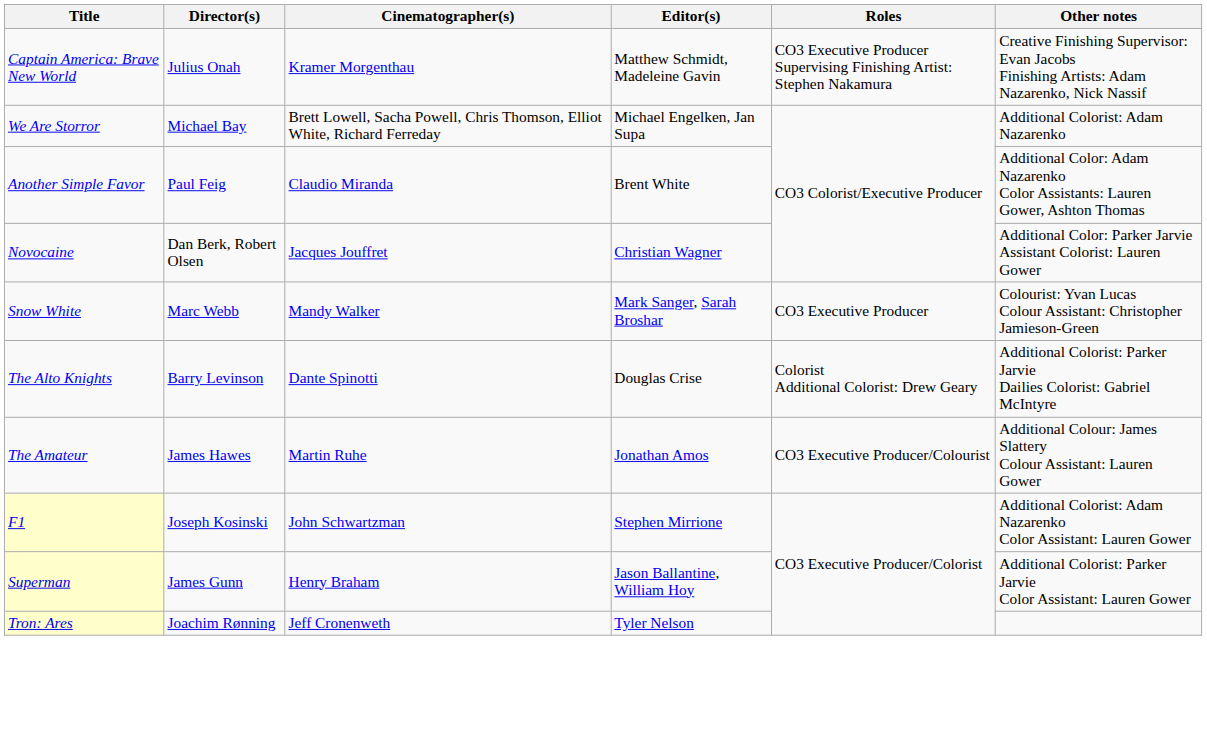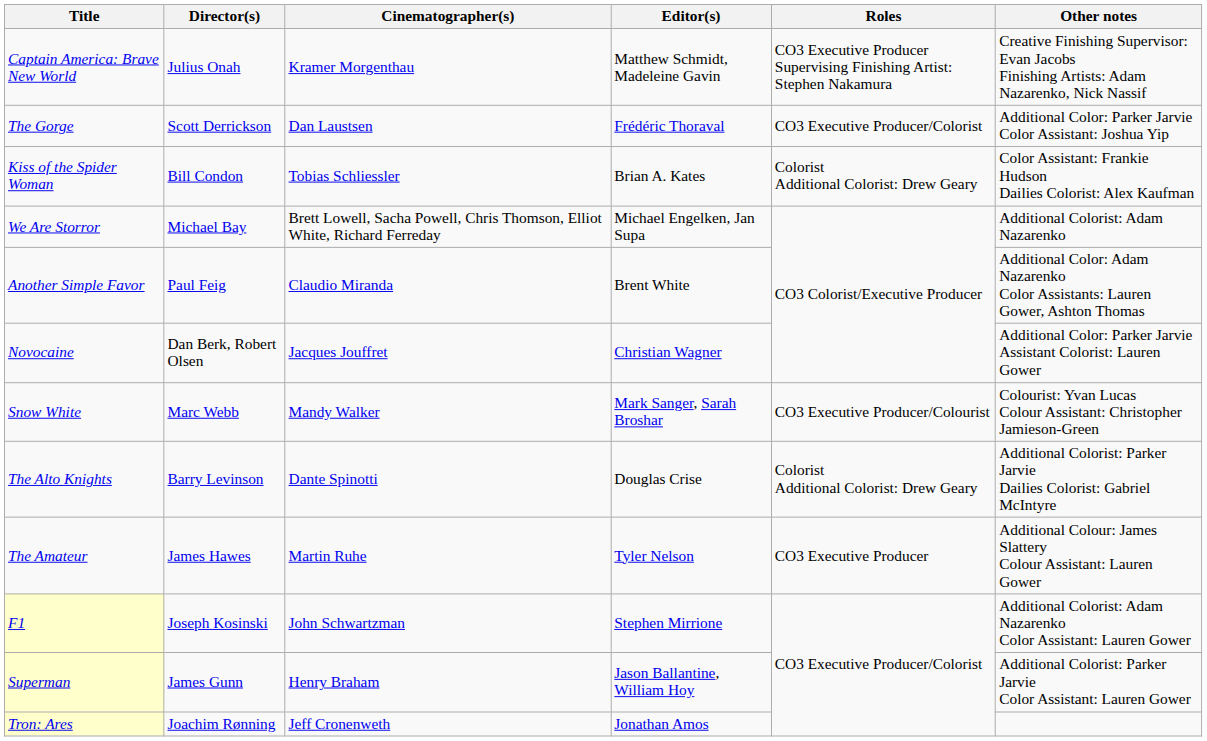+ row: (41, 125)
+ row: (62, 176)
(852, 311) CO3 Executive Producer -> (882, 411) CO3 Executive Producer/Colourist
(661, 455) Jonathan Amos -> (654, 555) Tyler Nelson
(882, 455) CO3 Executive Producer/Colourist -> (852, 555) CO3 Executive Producer
(654, 623) Tyler Nelson -> (661, 723) Jonathan Amos
